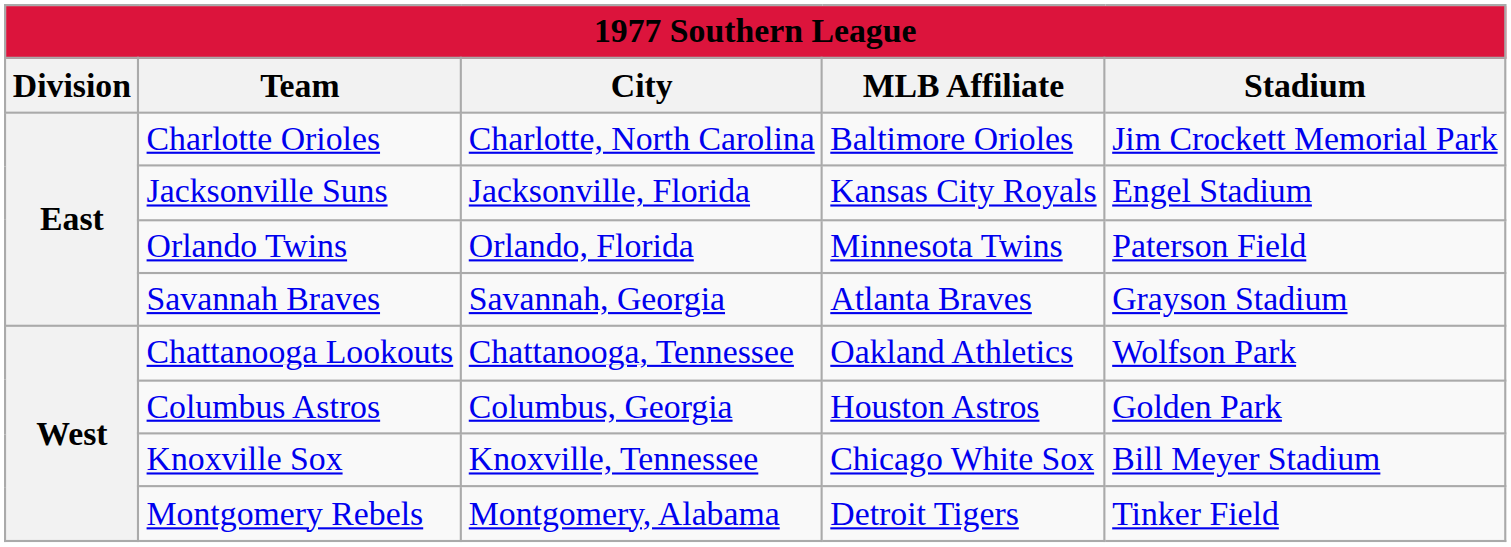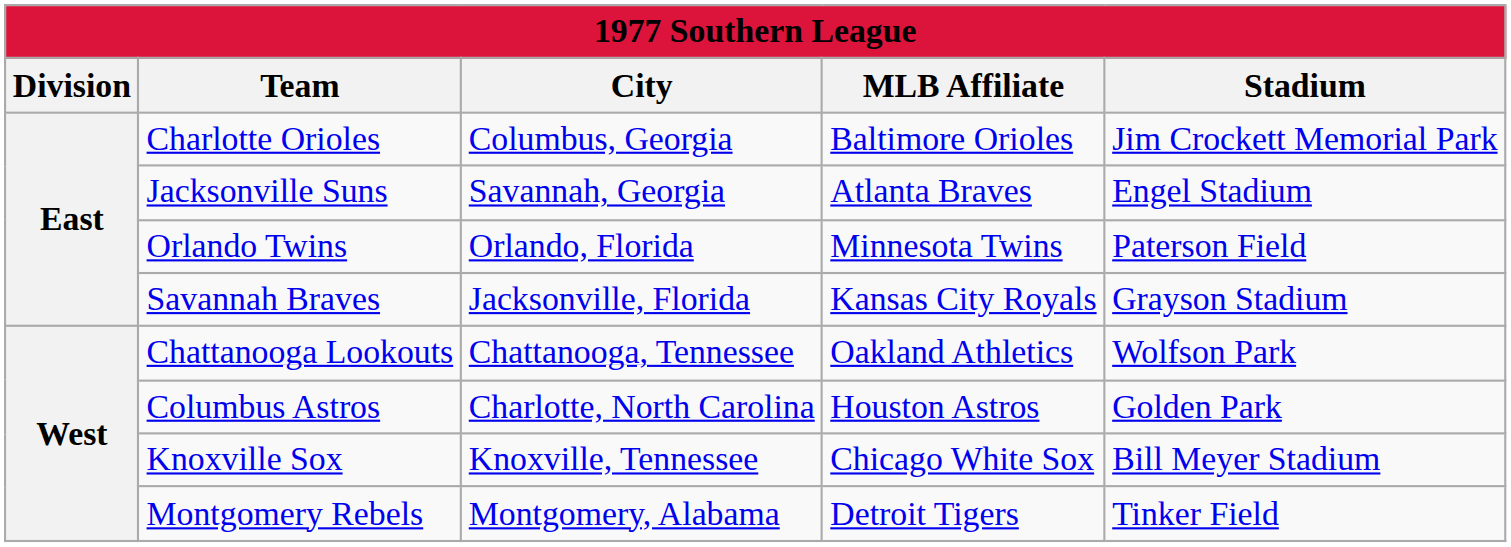(642, 138) Charlotte, North Carolina -> (601, 138) Columbus, Georgia
(609, 191) Jacksonville, Florida -> (597, 191) Savannah, Georgia
(963, 191) Kansas City Royals -> (931, 191) Atlanta Braves
(597, 298) Savannah, Georgia -> (609, 298) Jacksonville, Florida
(931, 298) Atlanta Braves -> (963, 298) Kansas City Royals
(601, 406) Columbus, Georgia -> (642, 406) Charlotte, North Carolina
